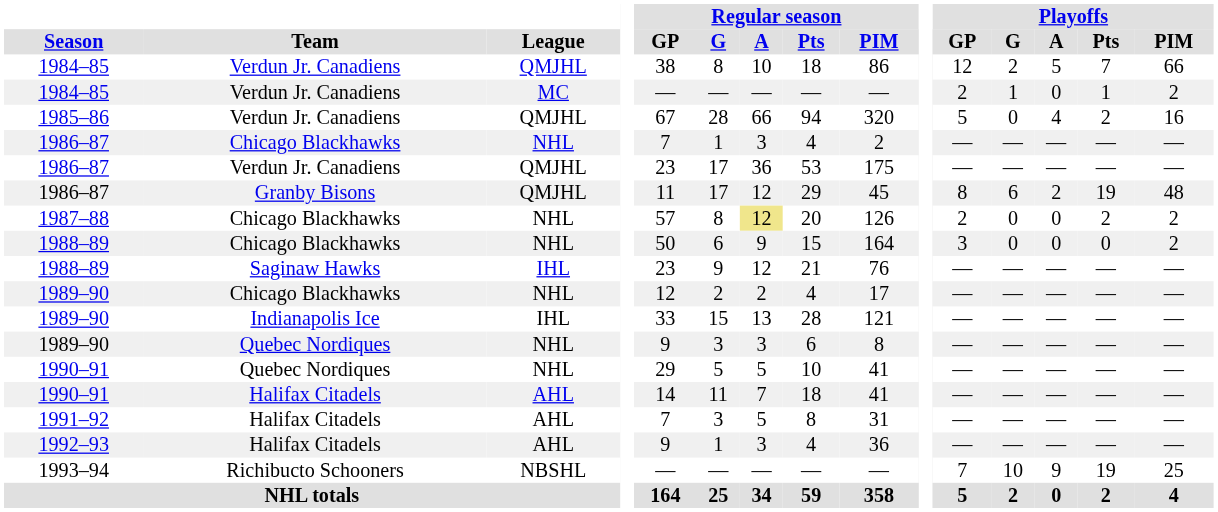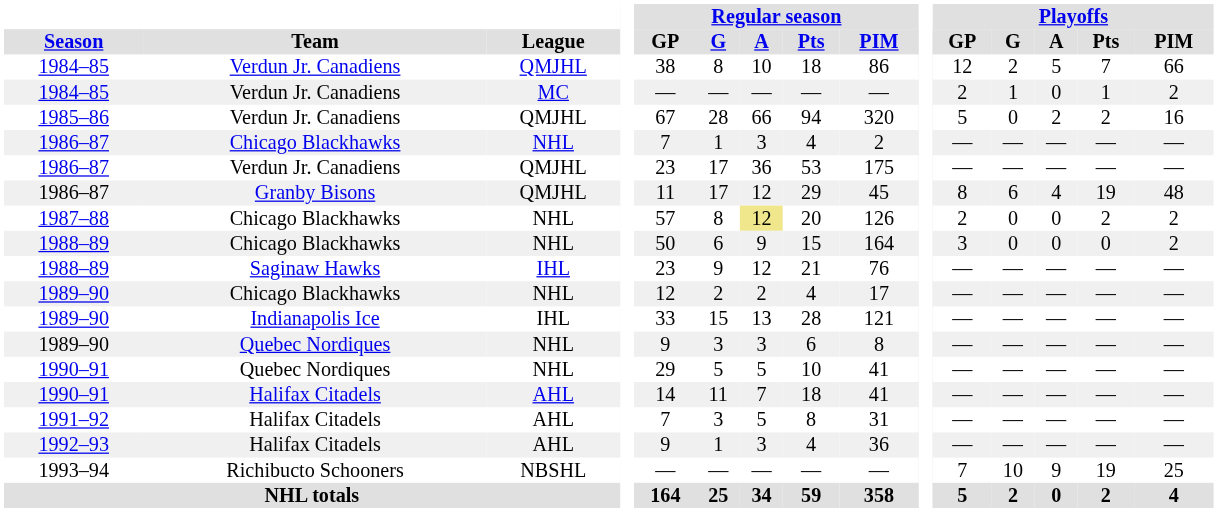(1056, 117) 4 -> (1056, 117) 2
(1056, 192) 2 -> (1056, 192) 4
